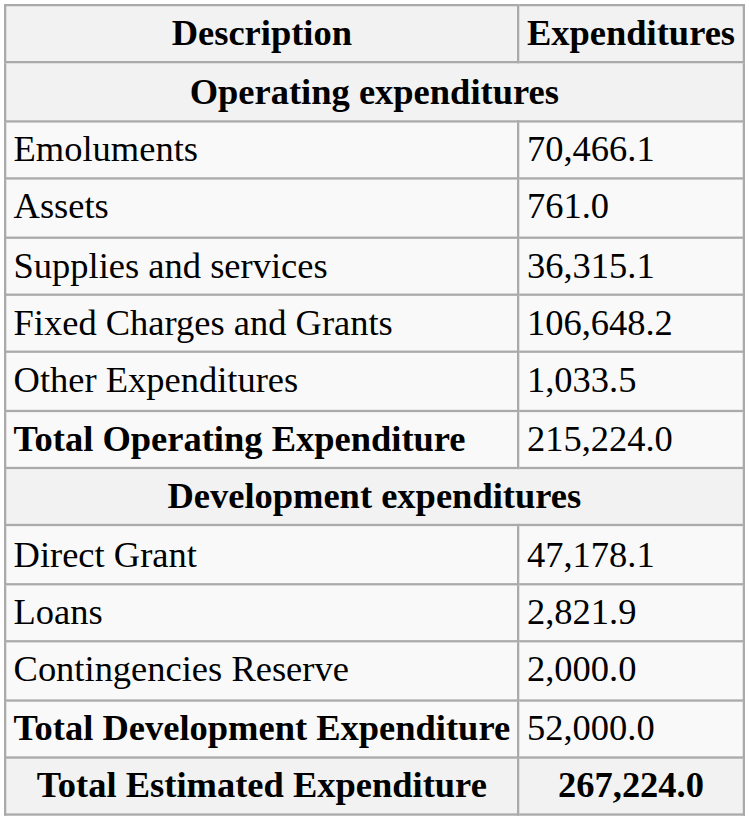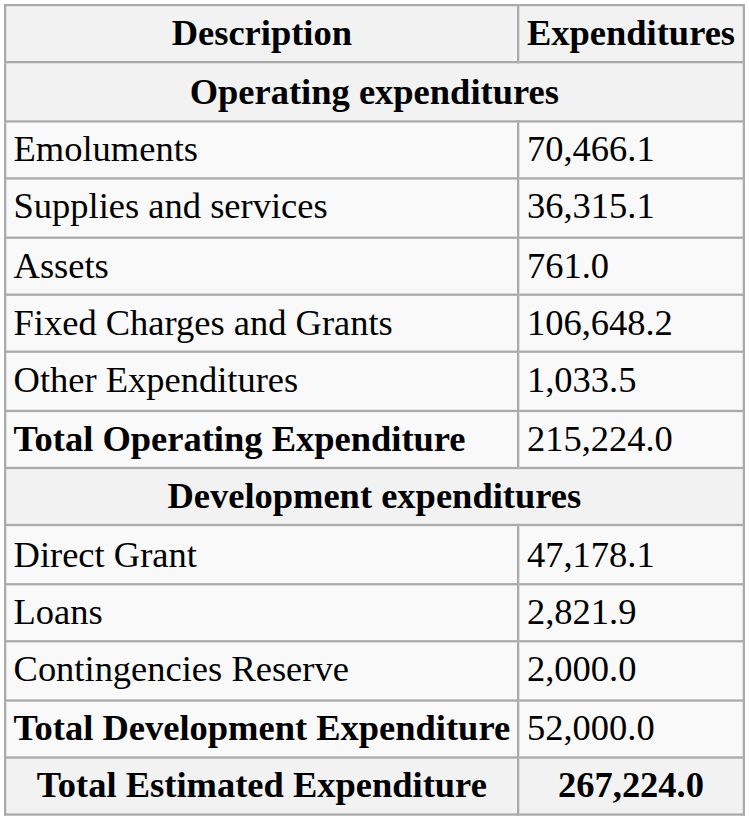rows swapped: (171, 264) <-> (61, 206)
